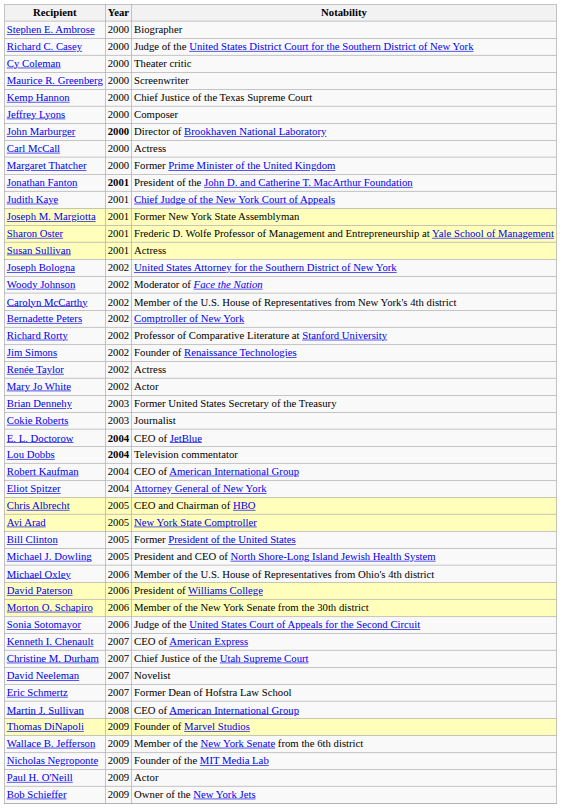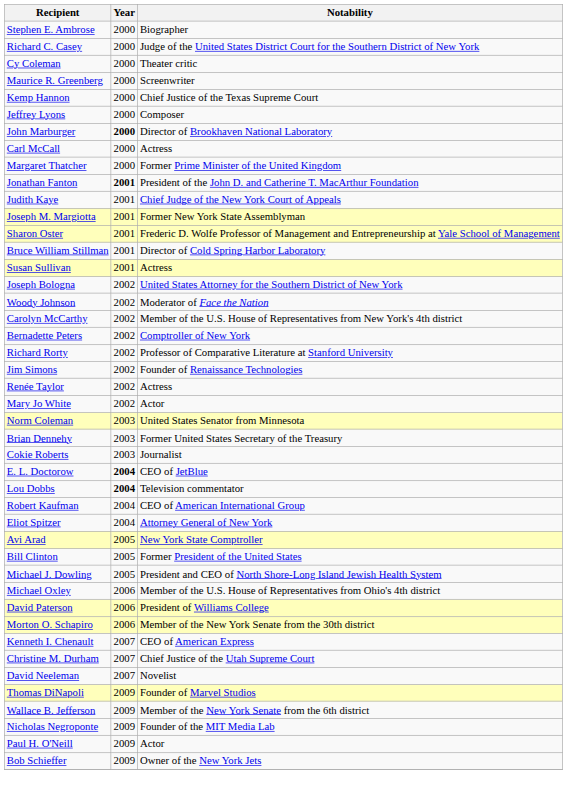+ row: (58, 251)
+ row: (40, 421)
- row: (38, 506)
- row: (44, 625)
- row: (37, 693)
- row: (45, 710)
